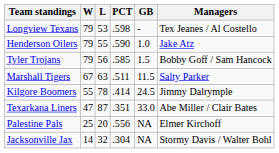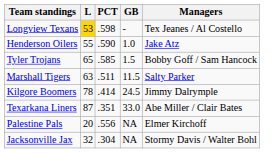- column: (88, 12)
(103, 28) no background -> (88, 28) gold background
(103, 60) 56 -> (88, 60) 65
